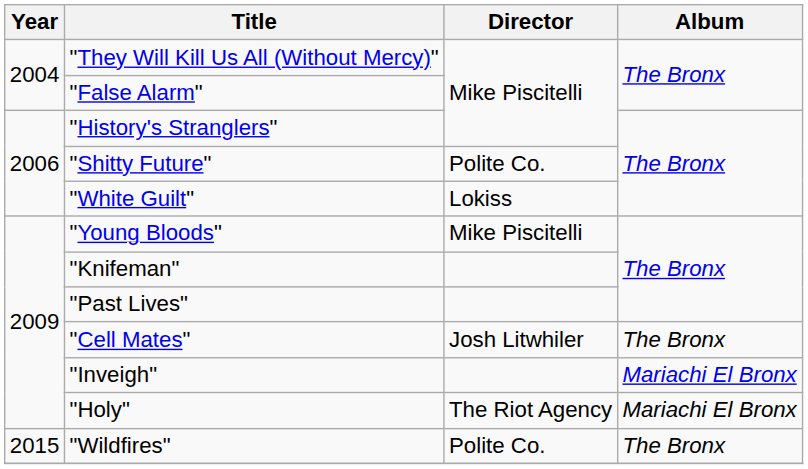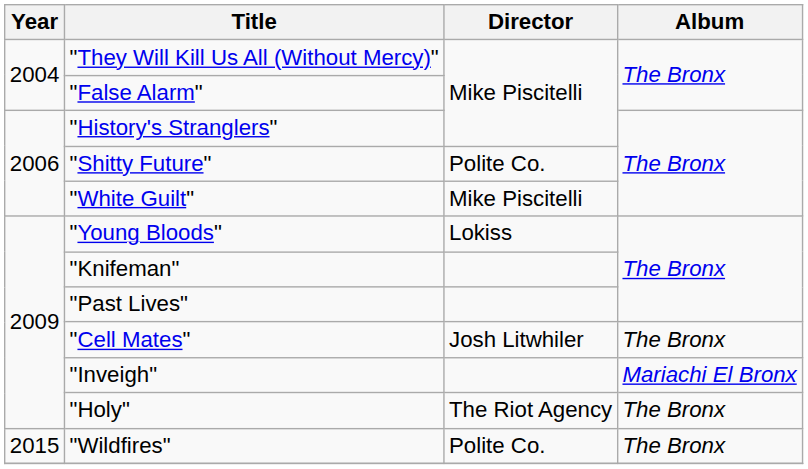(481, 198) Lokiss -> (516, 198) Mike Piscitelli
(516, 233) Mike Piscitelli -> (481, 233) Lokiss
(710, 410) Mariachi El Bronx -> (674, 410) The Bronx
